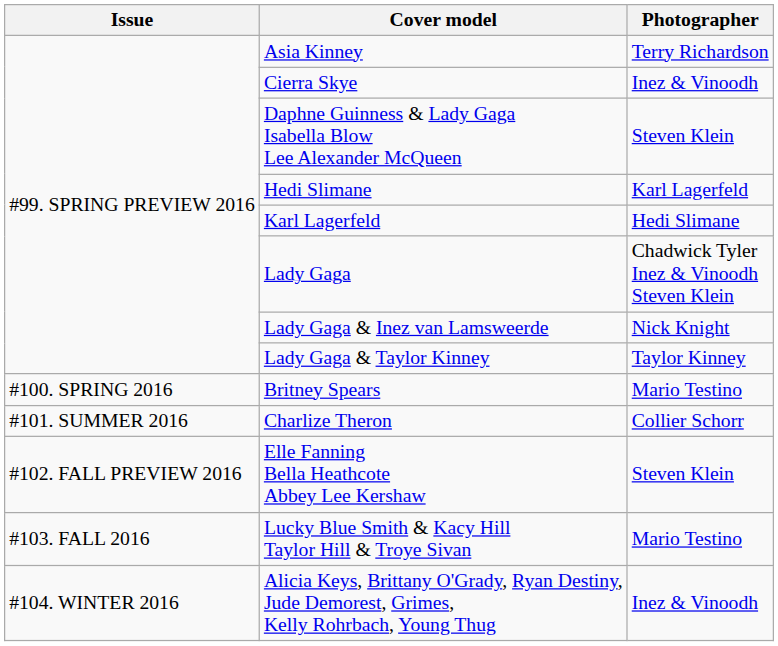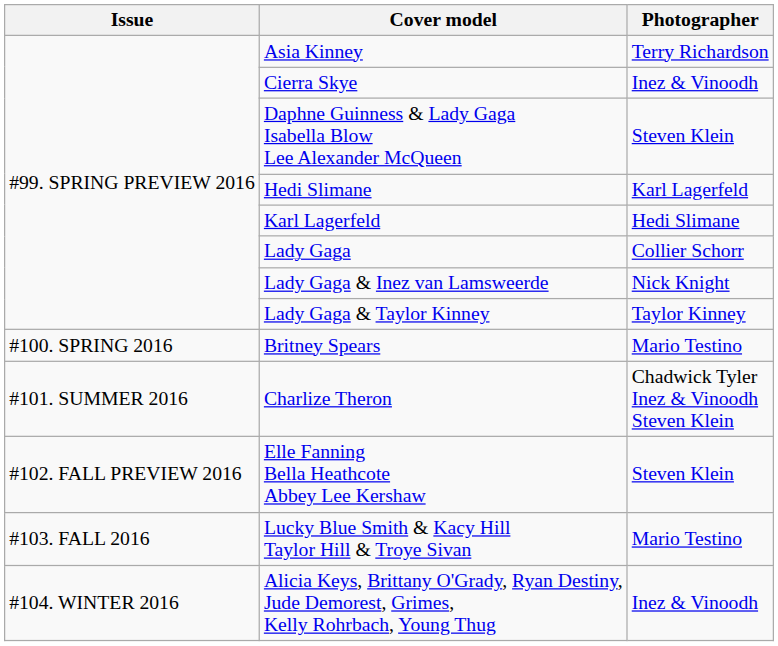(695, 273) Chadwick Tyler Inez & Vinoodh Steven Klein -> (688, 251) Collier Schorr
(688, 420) Collier Schorr -> (695, 398) Chadwick Tyler Inez & Vinoodh Steven Klein
